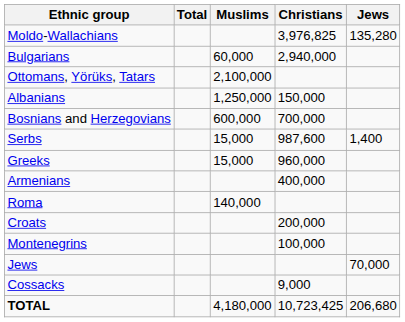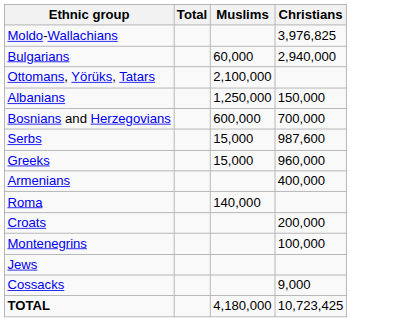- column: (373, 14)
